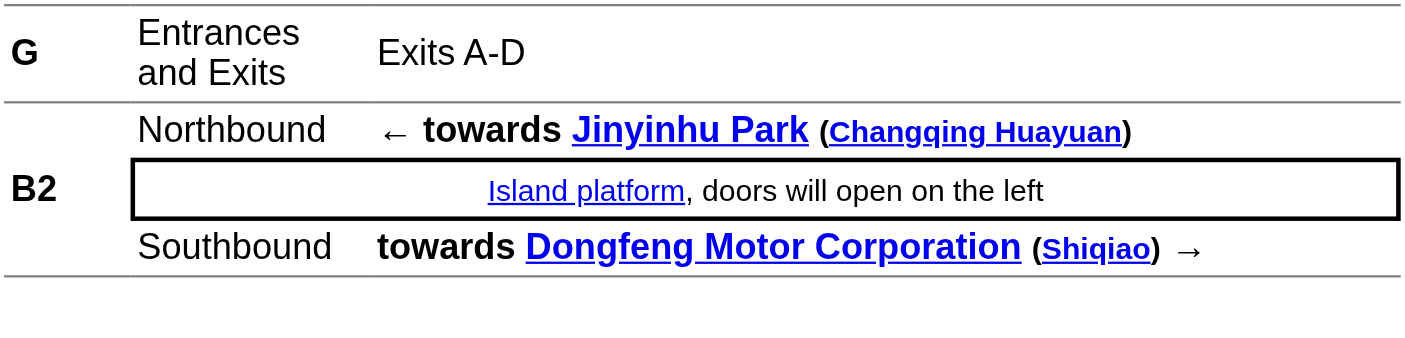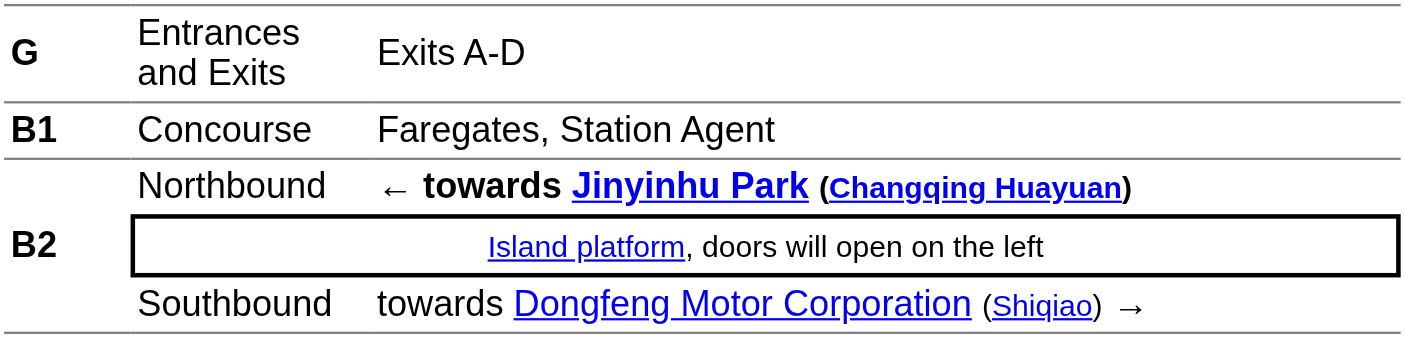+ row: (225, 129)
(792, 247) bold -> (763, 303) normal
